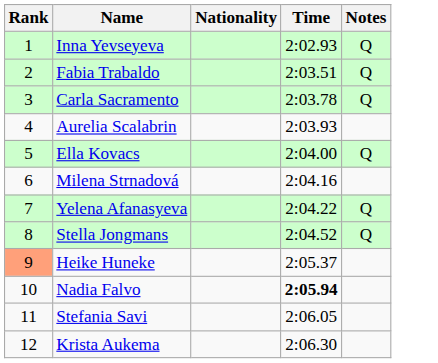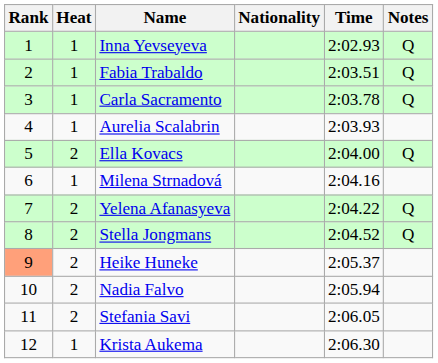+ column: (74, 18)
(311, 289) bold -> (354, 289) normal
